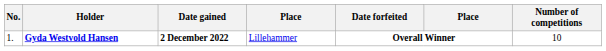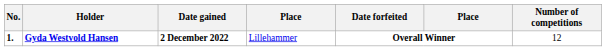(10, 38) normal -> (10, 38) bold
(557, 38) 10 -> (557, 38) 12
